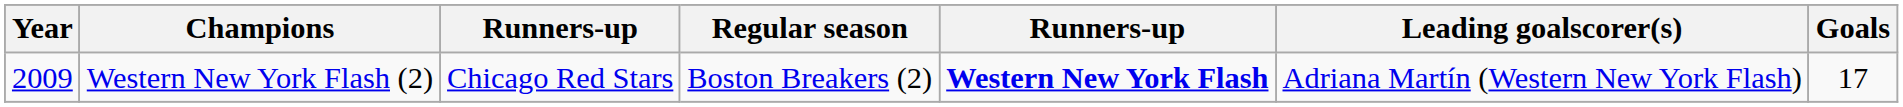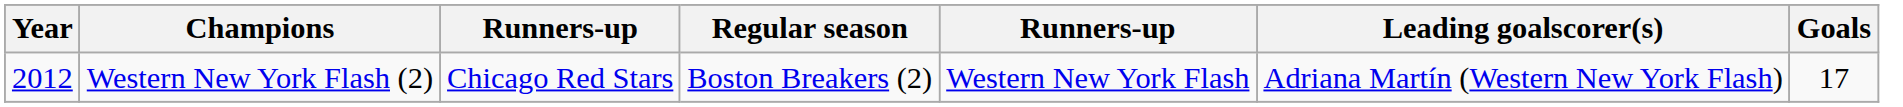(42, 76) 2009 -> (42, 76) 2012
(1107, 76) bold -> (1098, 76) normal
